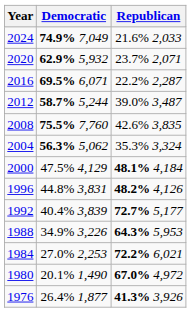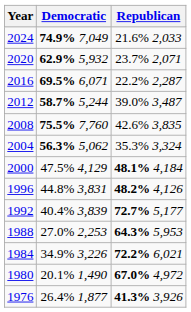(74, 231) 34.9% 3,226 -> (74, 231) 27.0% 2,253
(74, 253) 27.0% 2,253 -> (74, 253) 34.9% 3,226
